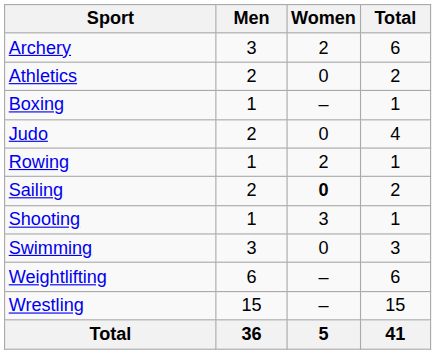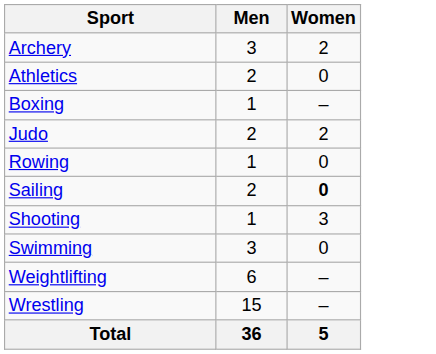- column: (395, 18)
(323, 133) 0 -> (323, 133) 2
(323, 162) 2 -> (323, 162) 0
